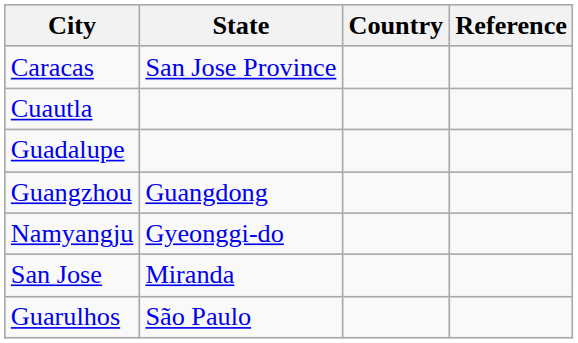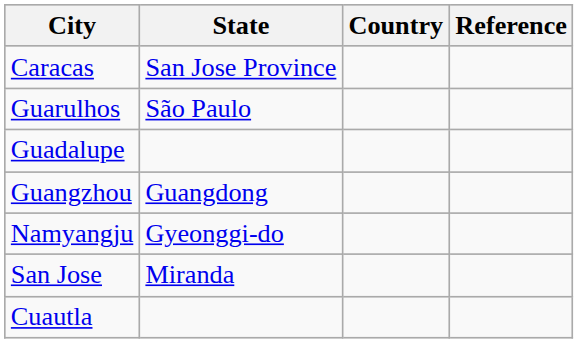rows swapped: (52, 108) <-> (66, 316)
